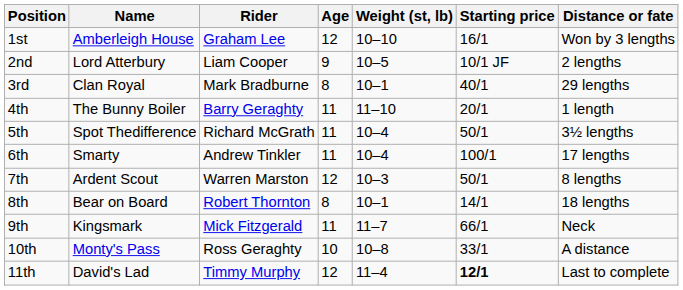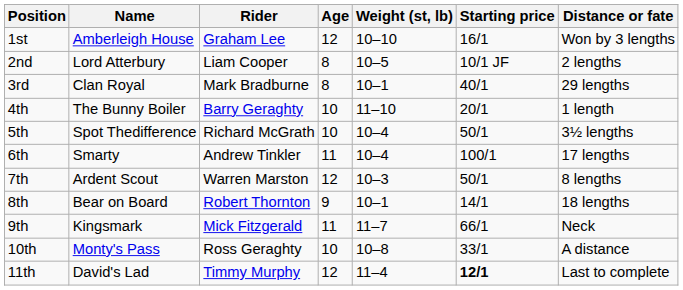(325, 62) 9 -> (325, 62) 8
(329, 109) 11 -> (330, 109) 10
(329, 132) 11 -> (330, 132) 10
(325, 202) 8 -> (325, 202) 9
